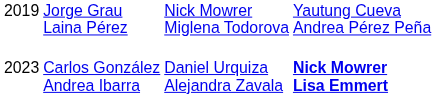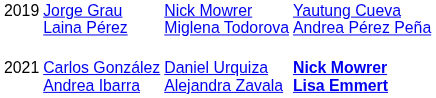(22, 68) 2023 -> (22, 68) 2021
